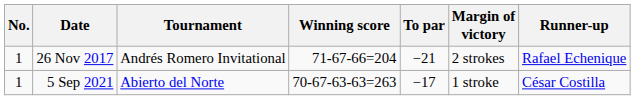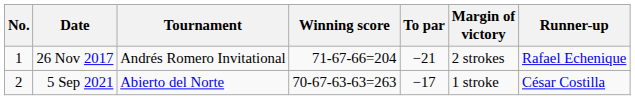(19, 82) 1 -> (19, 82) 2
